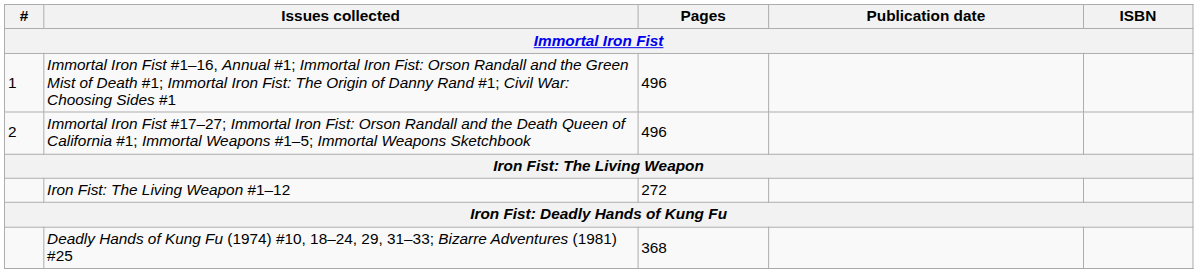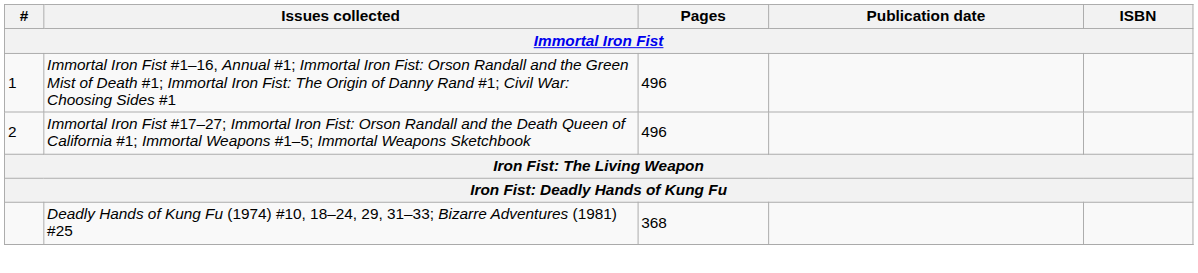- row: (169, 190)
